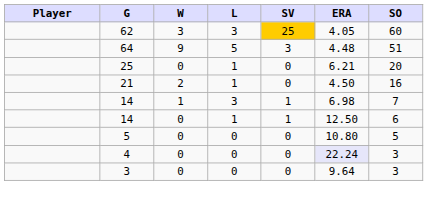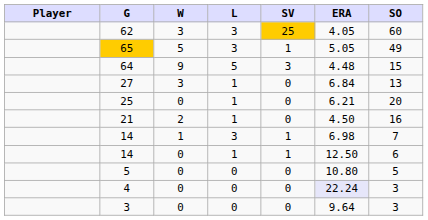+ row: (127, 48)
(396, 48) 51 -> (396, 66) 15
+ row: (127, 84)
